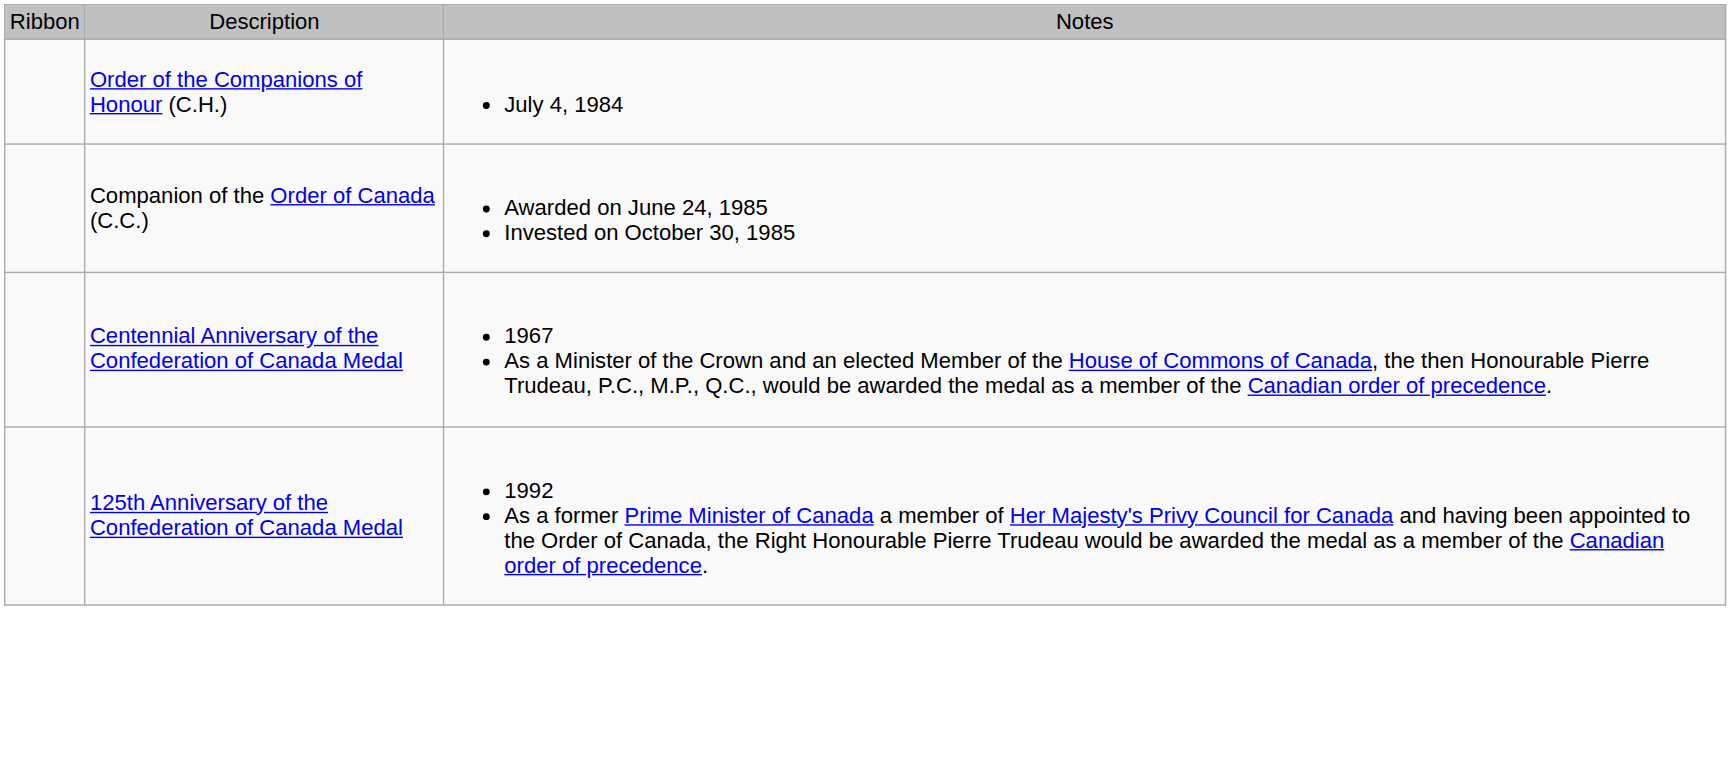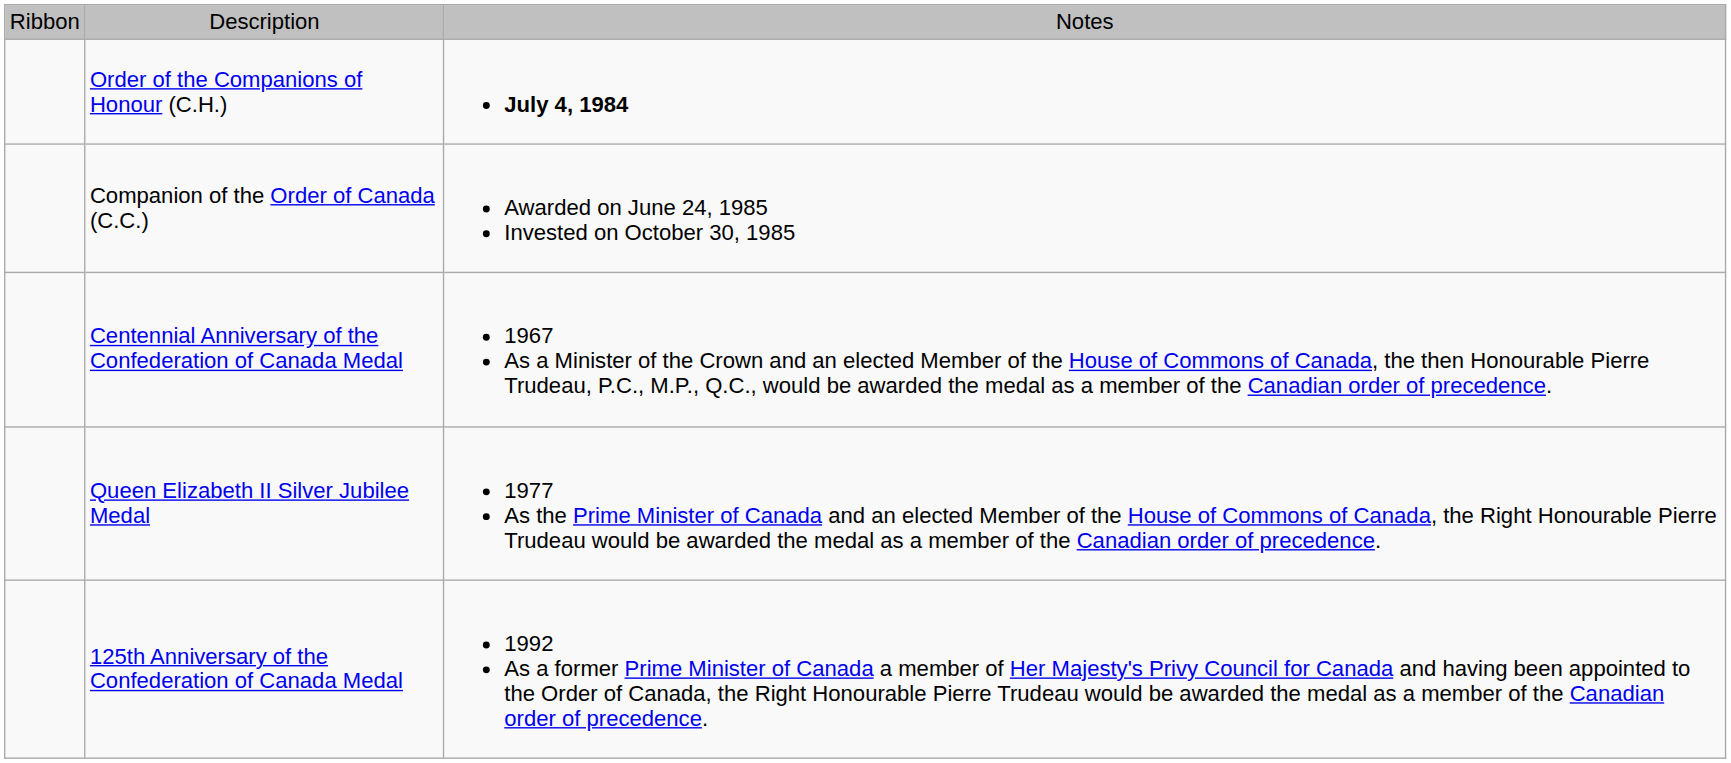(1085, 104) normal -> (1085, 104) bold
+ row: (249, 502)
